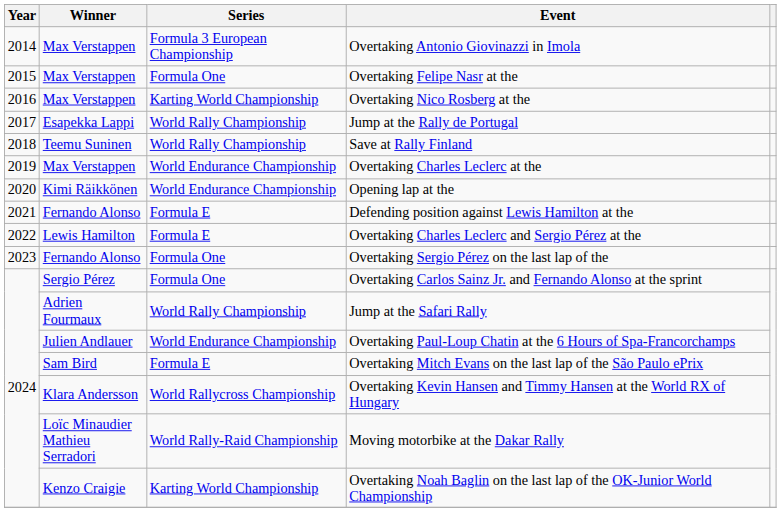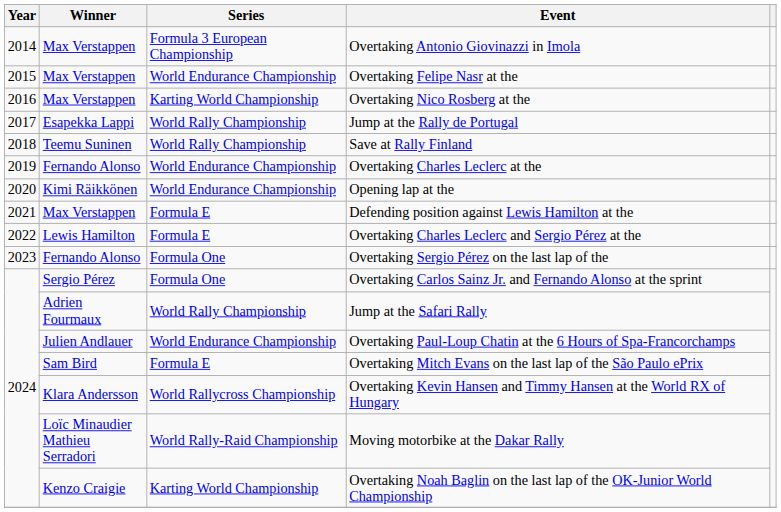(187, 76) Formula One -> (243, 76) World Endurance Championship
(89, 167) Max Verstappen -> (92, 167) Fernando Alonso
(92, 212) Fernando Alonso -> (89, 212) Max Verstappen
